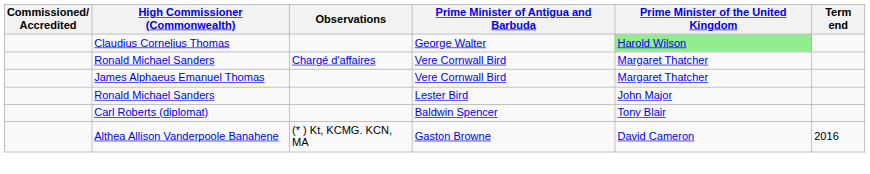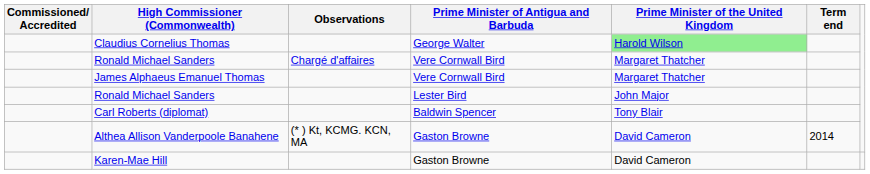(827, 136) 2016 -> (822, 136) 2014
+ row: (131, 160)
